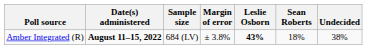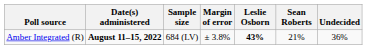(296, 37) 18% -> (296, 37) 21%
(340, 37) 38% -> (340, 37) 36%
